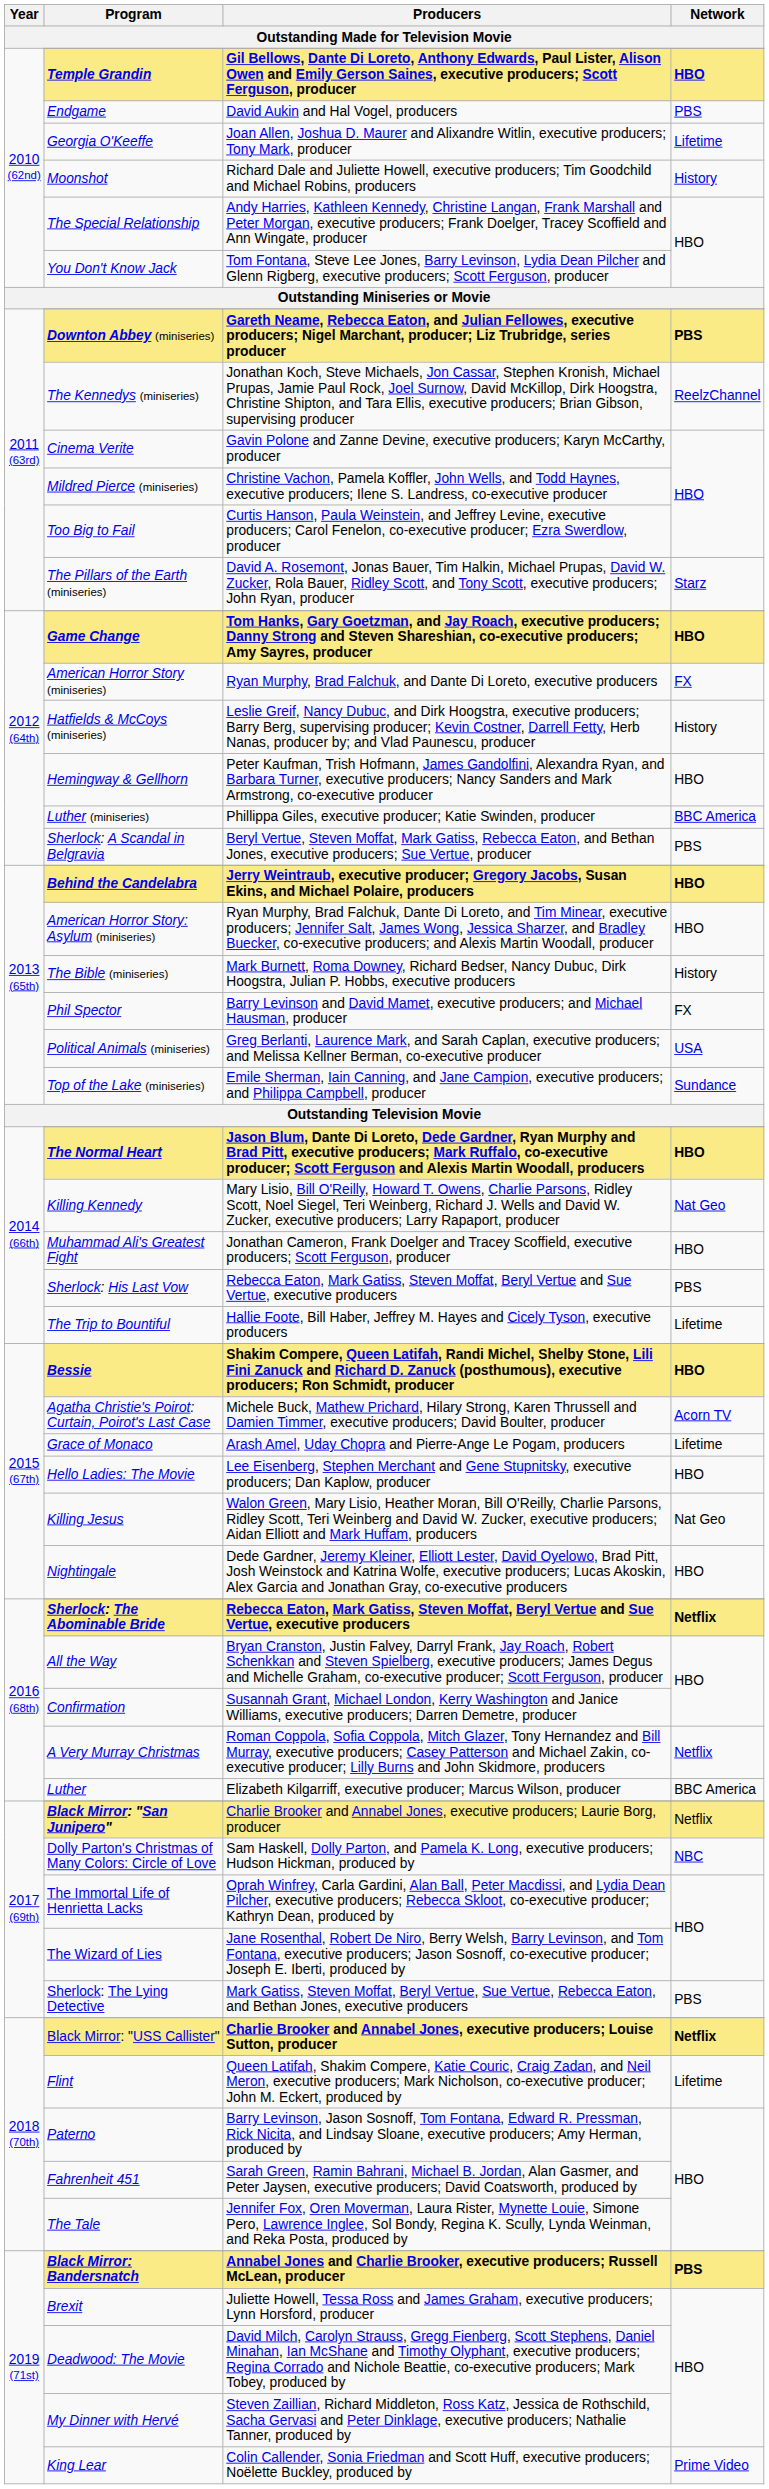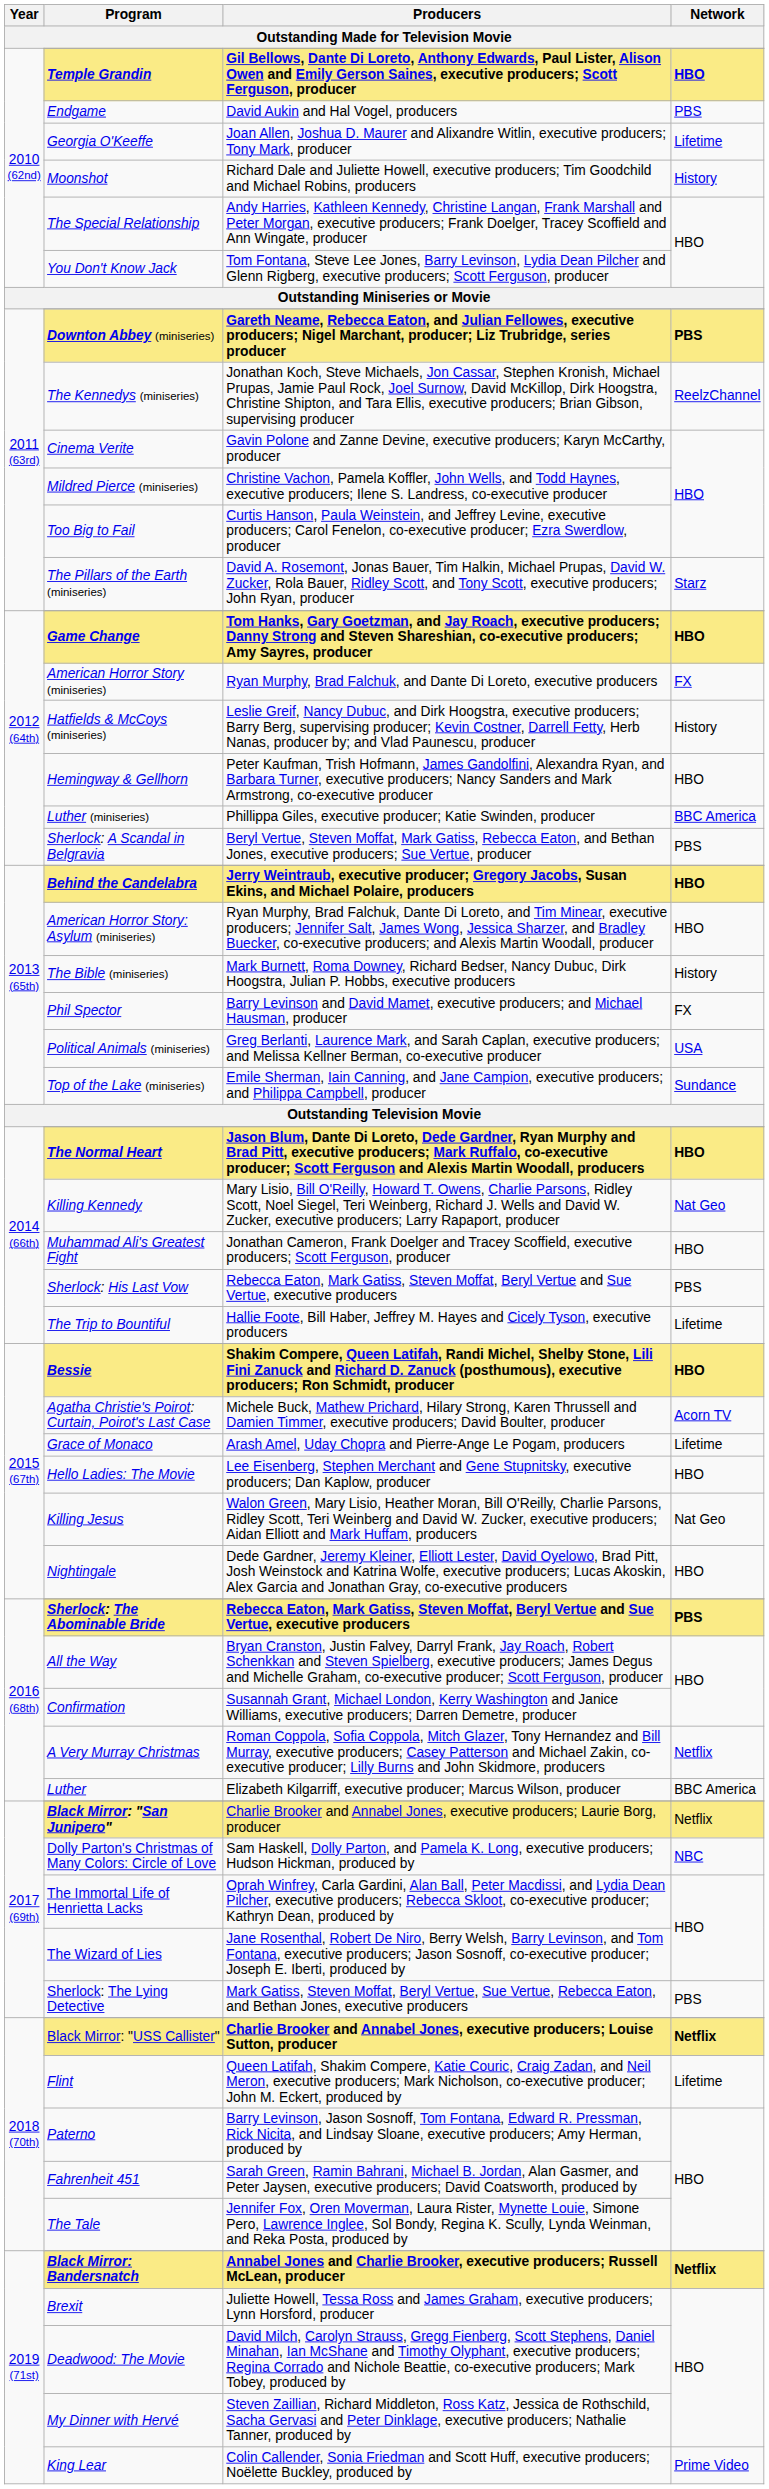(695, 1617) Netflix -> (688, 1617) PBS
(688, 2269) PBS -> (695, 2269) Netflix
